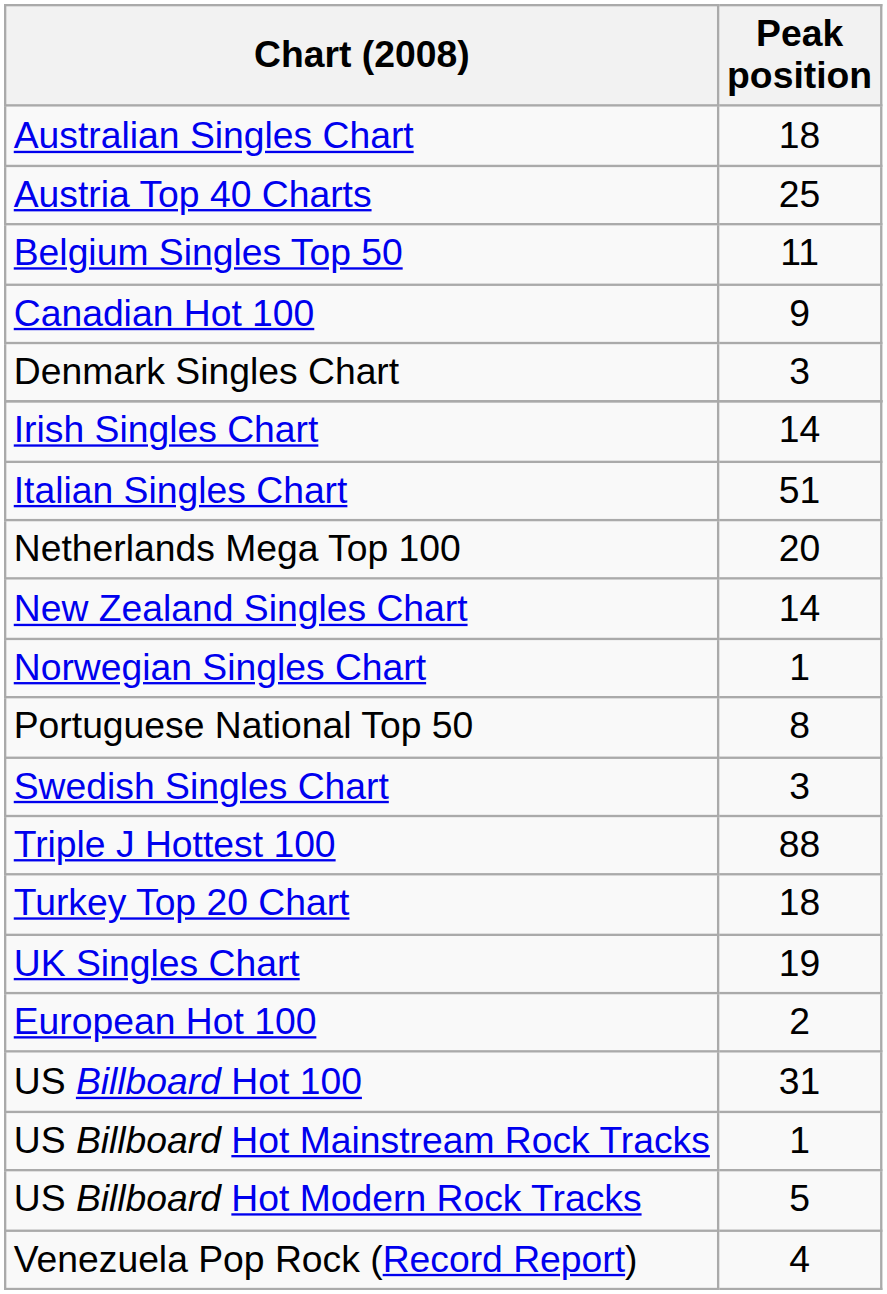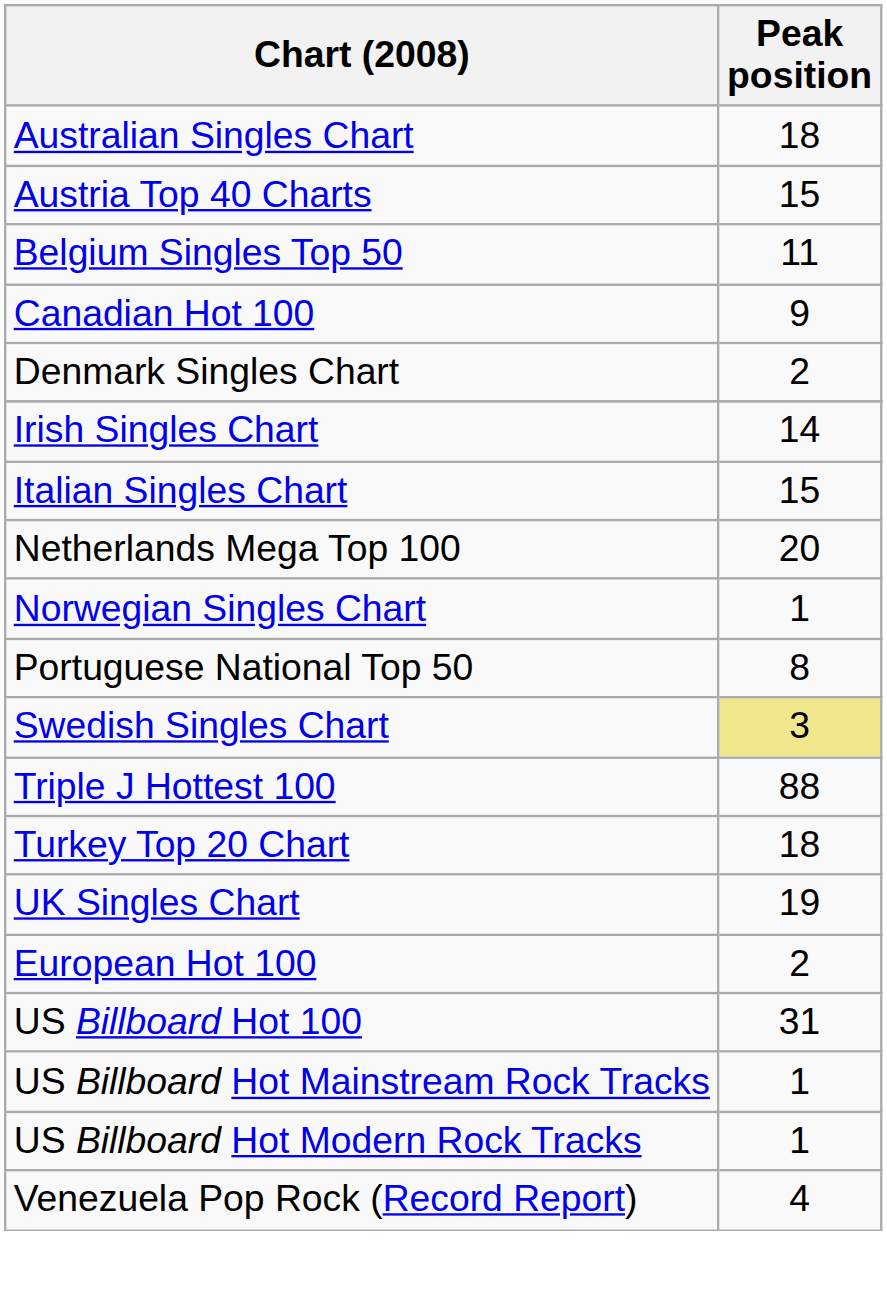(800, 194) 25 -> (800, 194) 15
(800, 371) 3 -> (800, 371) 2
(800, 489) 51 -> (800, 489) 15
- row: (241, 608)
(800, 785) no background -> (800, 726) khaki background
(800, 1199) 5 -> (800, 1140) 1
